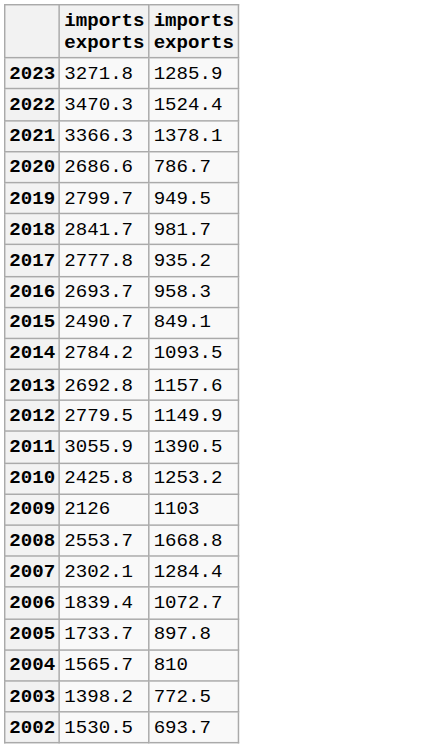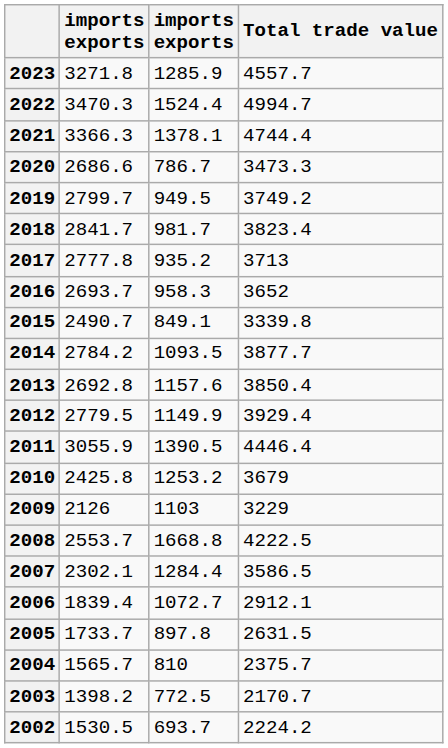+ column: (340, 31)
